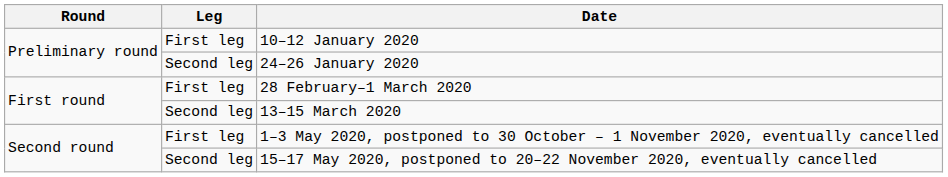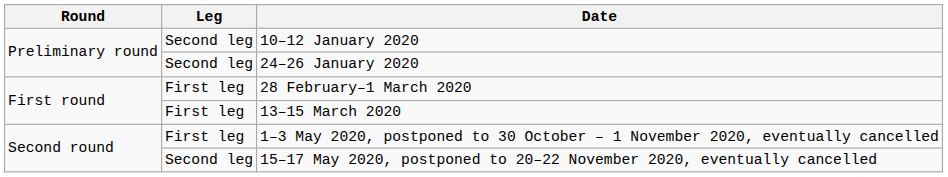(205, 40) First leg -> (209, 40) Second leg
(209, 112) Second leg -> (205, 112) First leg
